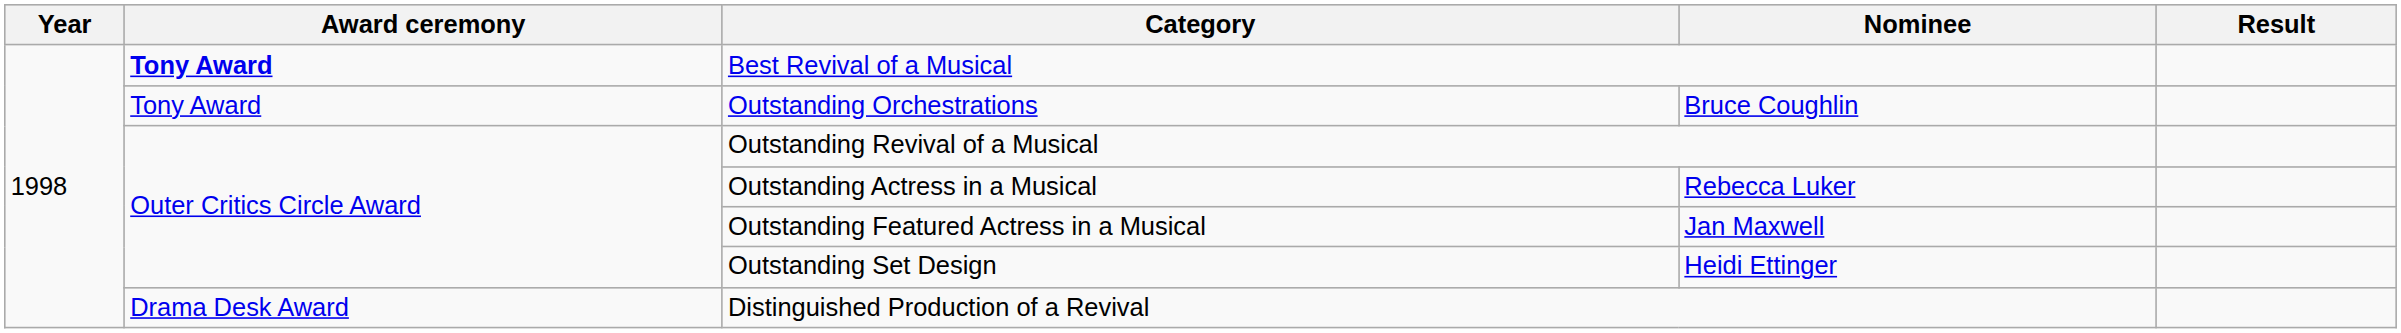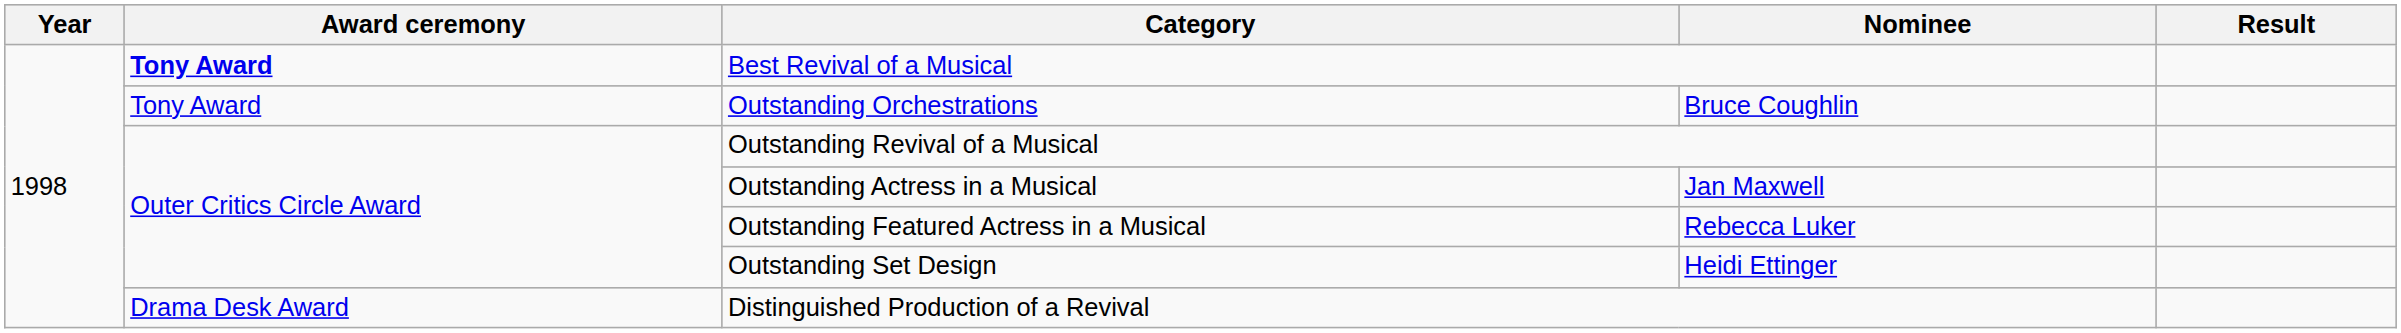(1770, 186) Rebecca Luker -> (1754, 186) Jan Maxwell
(1754, 226) Jan Maxwell -> (1770, 226) Rebecca Luker
